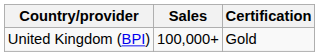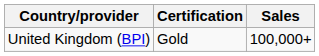columns swapped: (269, 16) <-> (188, 16)
